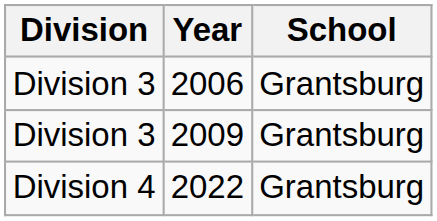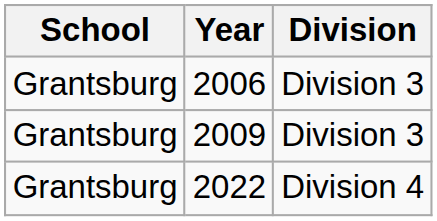columns swapped: (342, 30) <-> (84, 30)
